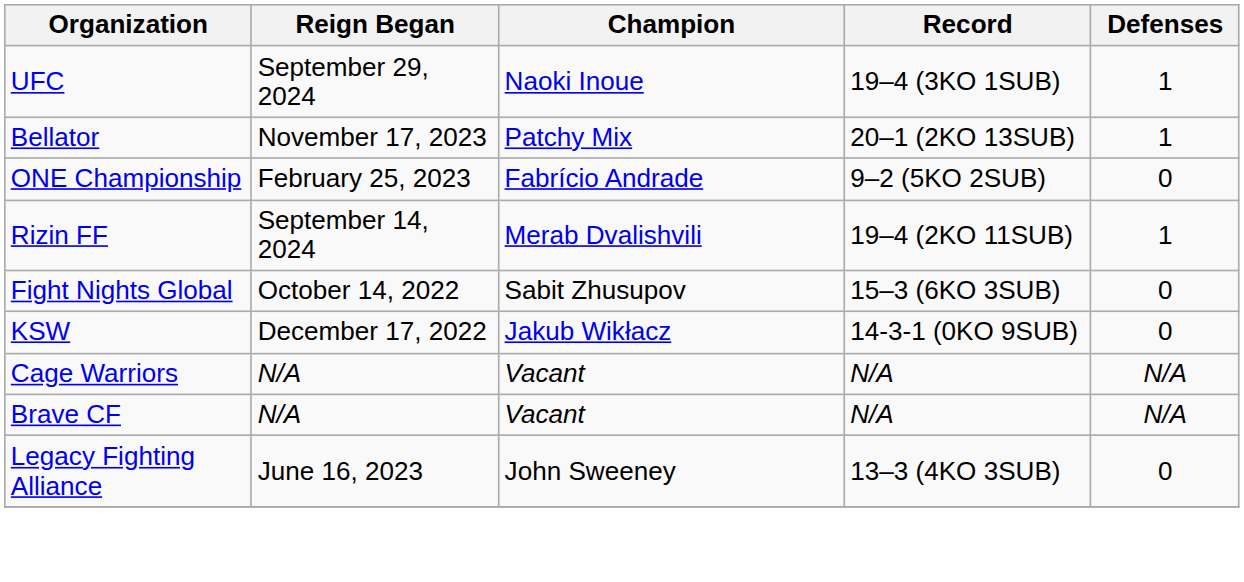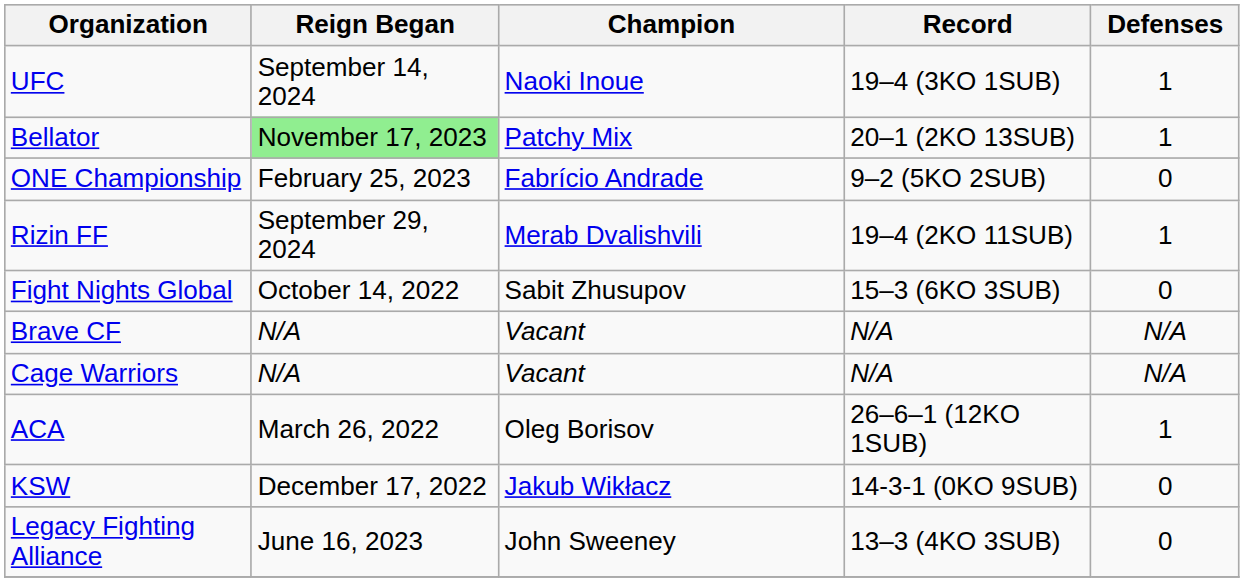(343, 81) September 29, 2024 -> (343, 81) September 14, 2024
(372, 137) no background -> (372, 137) lightgreen background
(343, 234) September 14, 2024 -> (343, 234) September 29, 2024
rows swapped: (41, 332) <-> (66, 414)
+ row: (38, 429)
